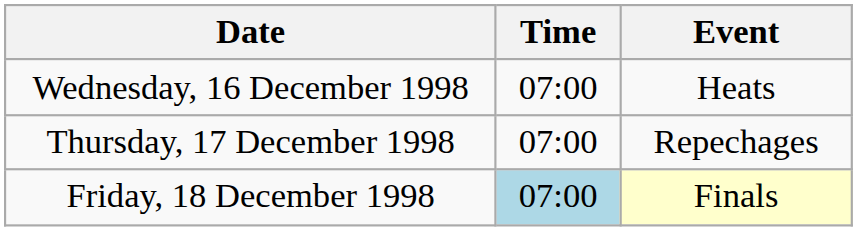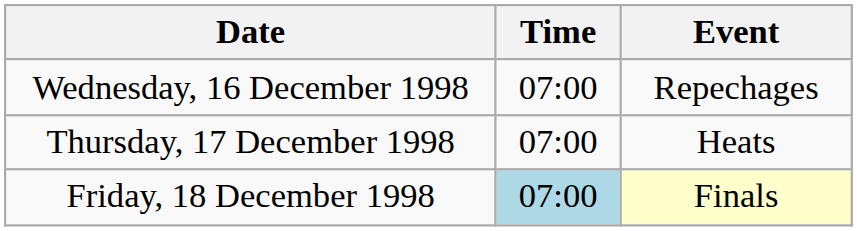(736, 86) Heats -> (736, 86) Repechages
(736, 141) Repechages -> (736, 141) Heats
